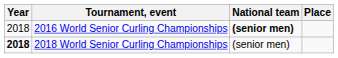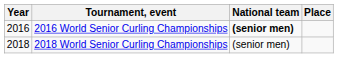(18, 28) 2018 -> (18, 28) 2016
(18, 45) bold -> (18, 45) normal
